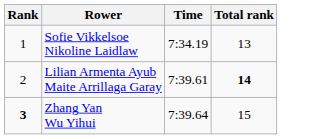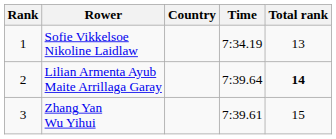+ column: (192, 15)
(188, 79) 7:39.61 -> (242, 79) 7:39.64
(23, 115) bold -> (23, 115) normal
(188, 115) 7:39.64 -> (242, 115) 7:39.61
